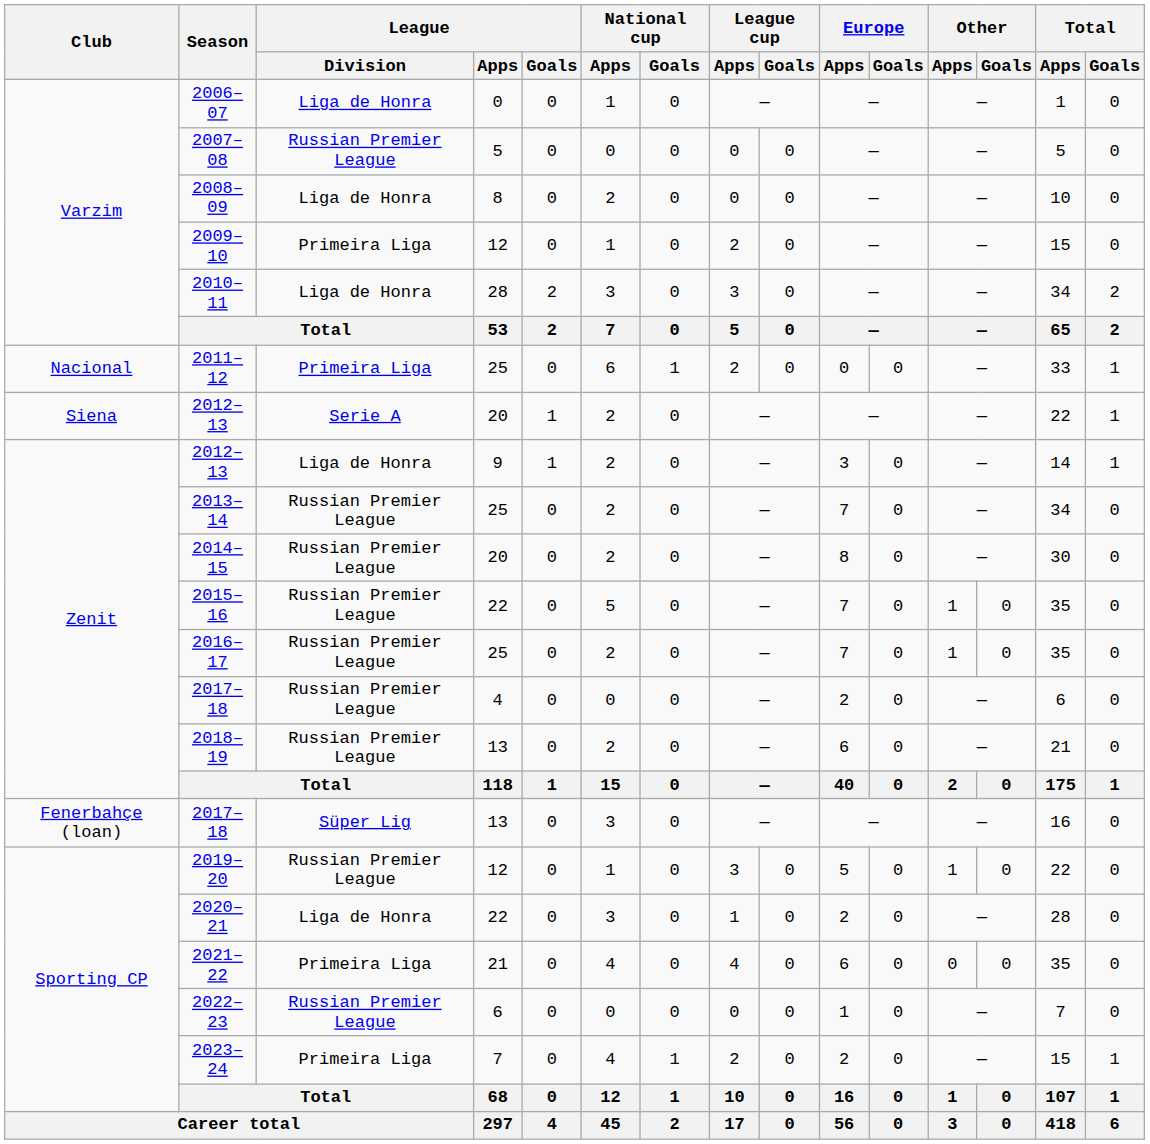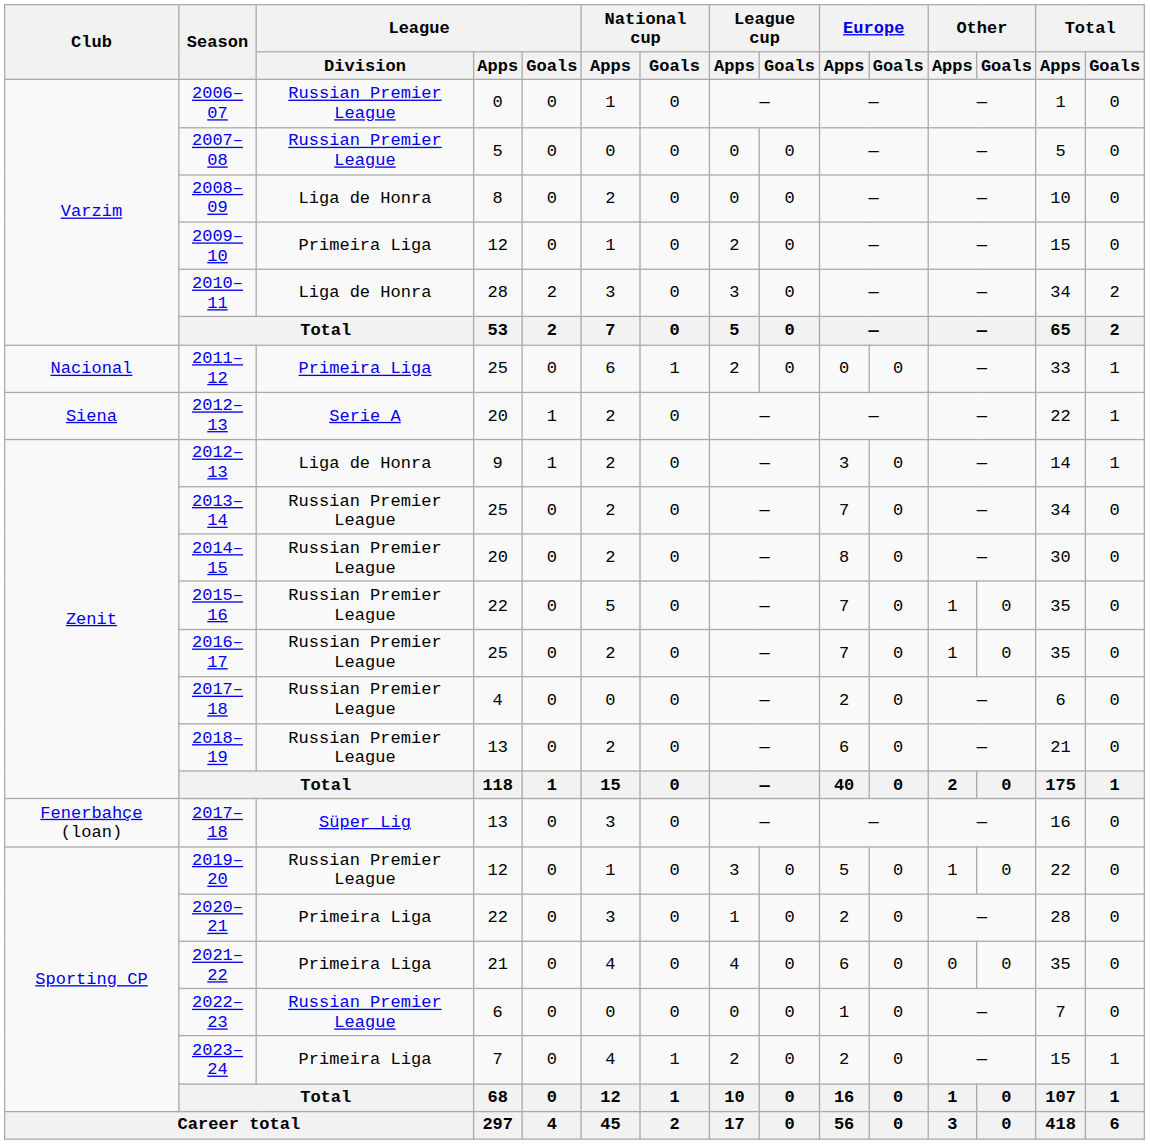(365, 104) Liga de Honra -> (365, 104) Russian Premier League
(365, 918) Liga de Honra -> (365, 918) Primeira Liga
